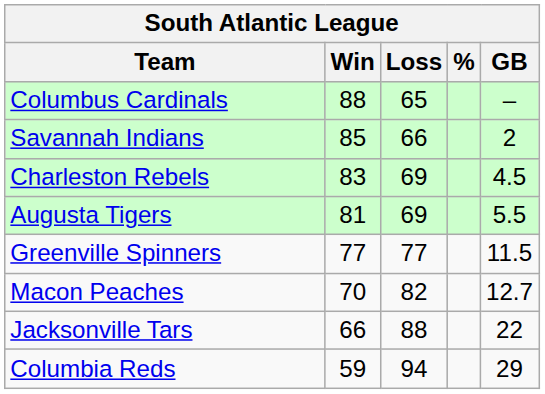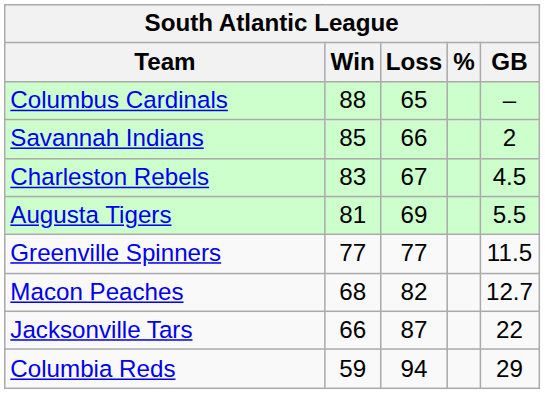(414, 176) 69 -> (414, 176) 67
(353, 291) 70 -> (353, 291) 68
(414, 330) 88 -> (414, 330) 87
